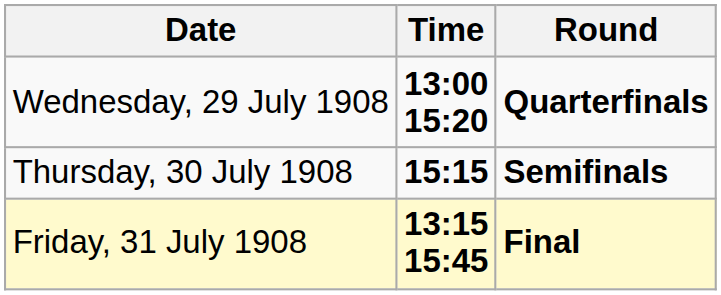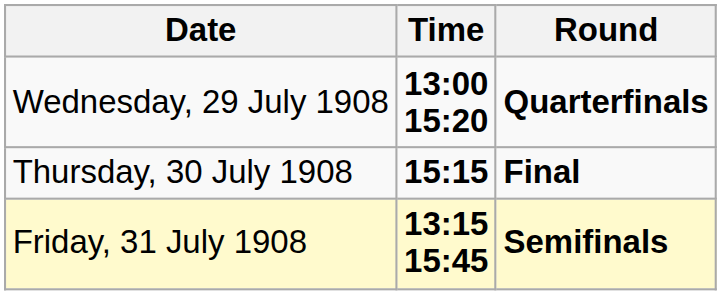(586, 172) Semifinals -> (542, 172) Final
(542, 243) Final -> (586, 243) Semifinals
